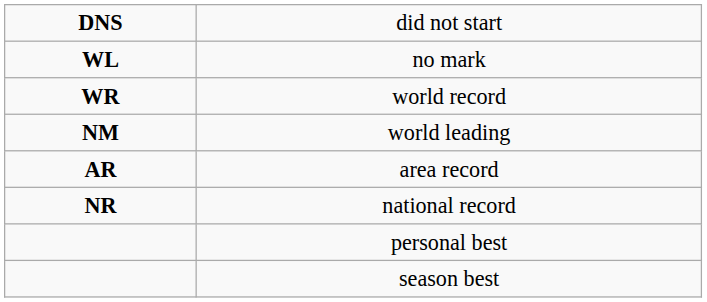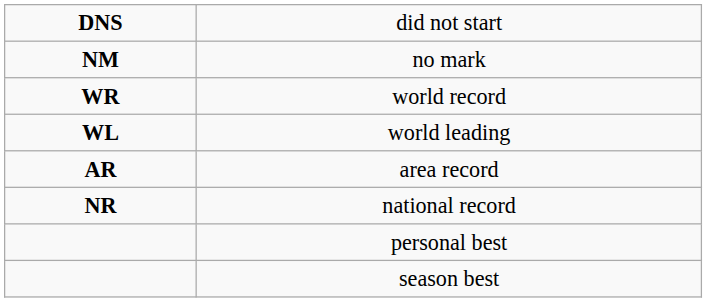(100, 58) WL -> (100, 58) NM
(100, 132) NM -> (100, 132) WL
